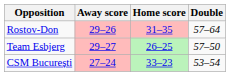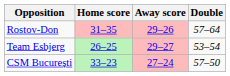columns swapped: (159, 12) <-> (103, 12)
(207, 46) 57–50 -> (207, 46) 53–54
(207, 63) 53–54 -> (207, 63) 57–50
